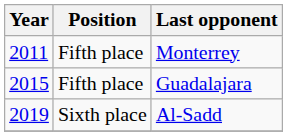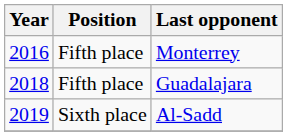(29, 51) 2011 -> (29, 51) 2016
(29, 83) 2015 -> (29, 83) 2018
